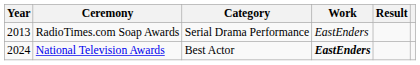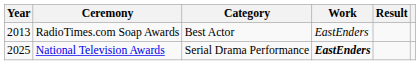(247, 32) Serial Drama Performance -> (210, 32) Best Actor
(19, 50) 2024 -> (19, 50) 2025
(210, 50) Best Actor -> (247, 50) Serial Drama Performance
